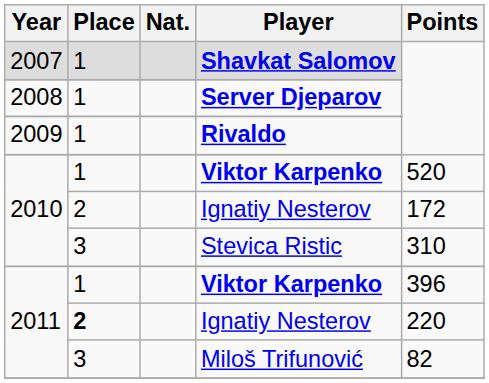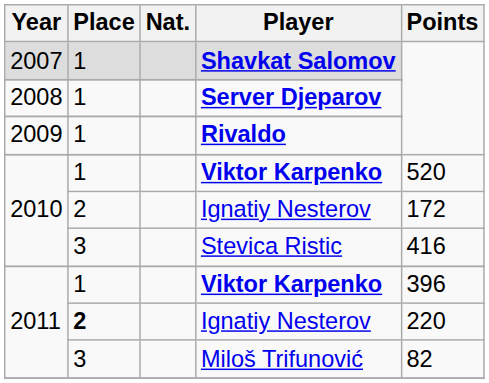(426, 246) 310 -> (426, 246) 416
